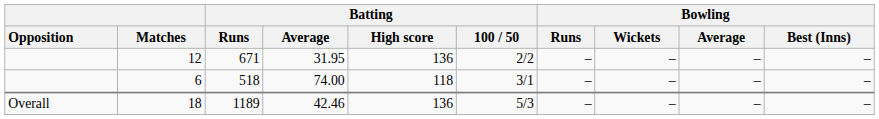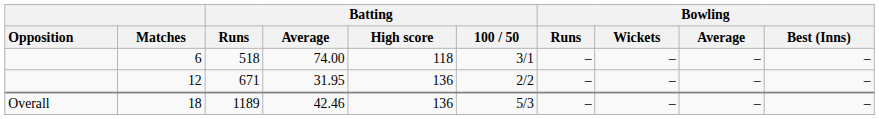rows swapped: (195, 59) <-> (198, 80)
